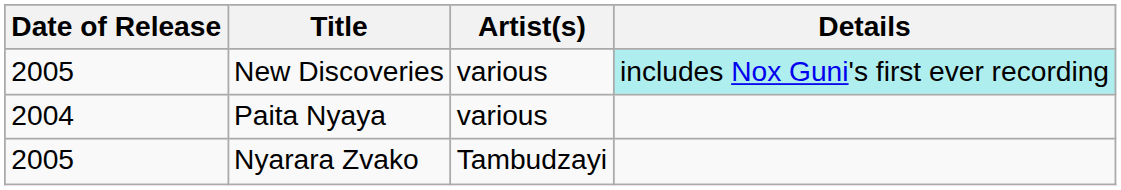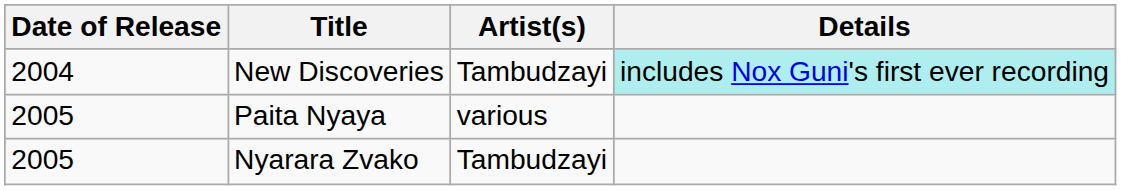(43, 71) 2005 -> (43, 71) 2004
(502, 71) various -> (532, 71) Tambudzayi
(43, 116) 2004 -> (43, 116) 2005
